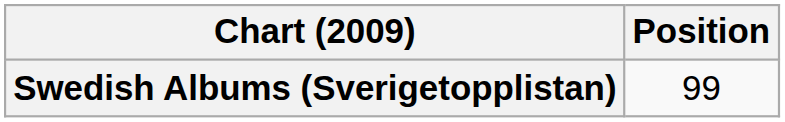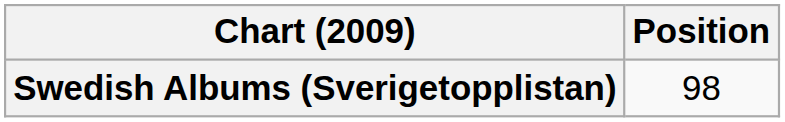(701, 87) 99 -> (701, 87) 98
